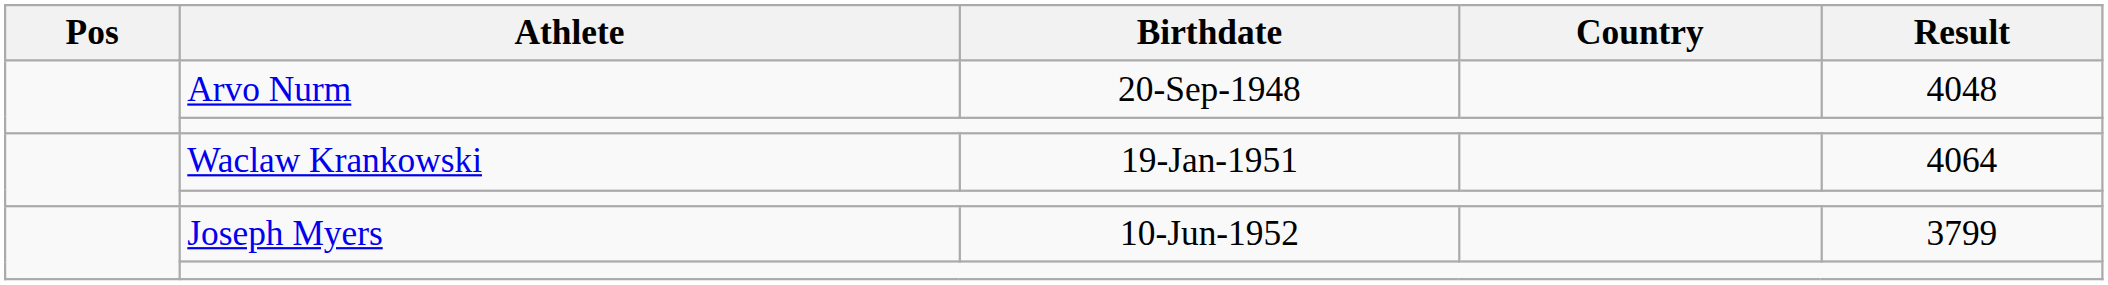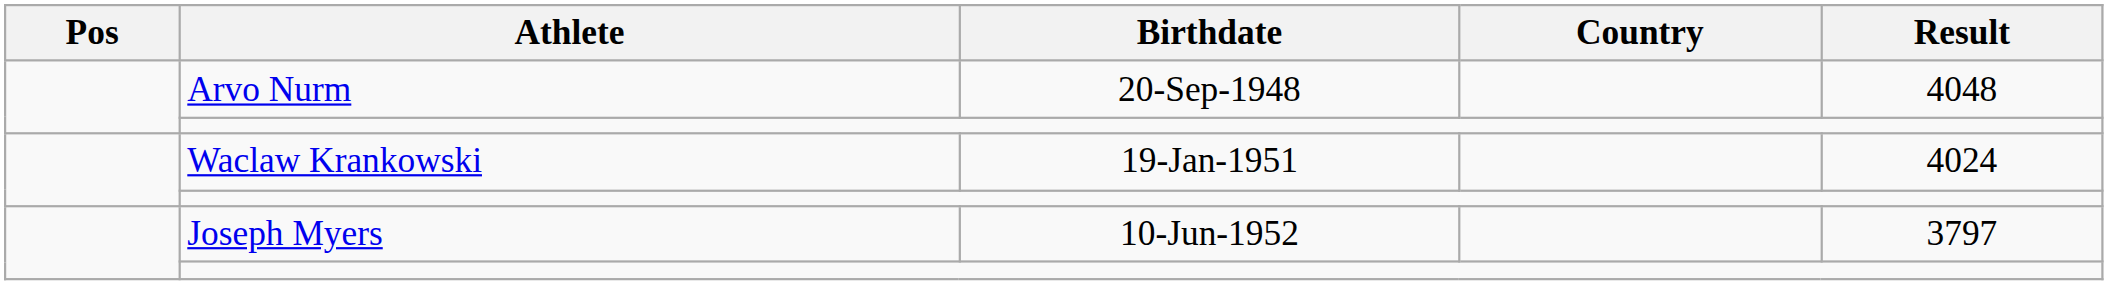(1962, 160) 4064 -> (1962, 160) 4024
(1962, 233) 3799 -> (1962, 233) 3797
